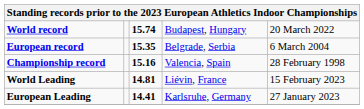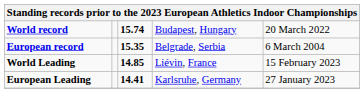- row: (56, 63)
(144, 79) 14.81 -> (132, 63) 14.85
